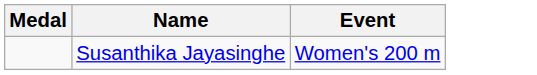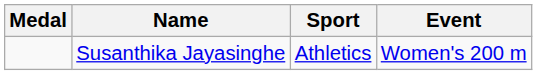+ column: (333, 20)
